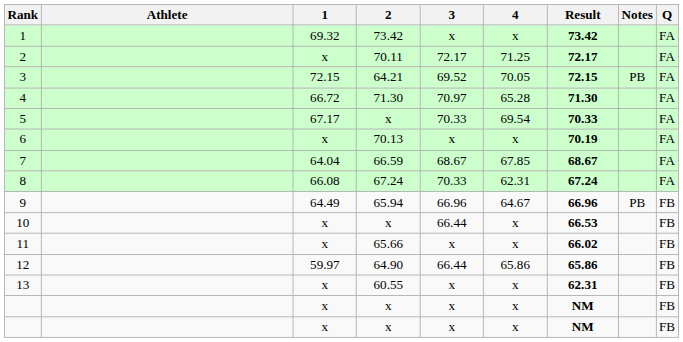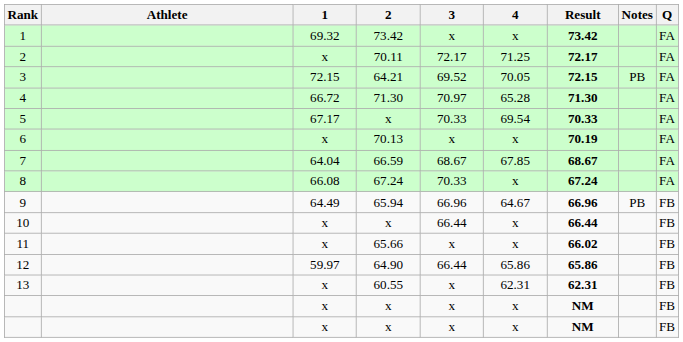(515, 181) 62.31 -> (515, 181) x
(583, 222) 66.53 -> (583, 222) 66.44
(515, 285) x -> (515, 285) 62.31
